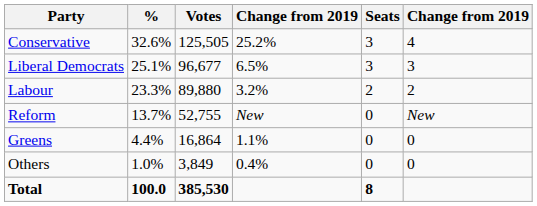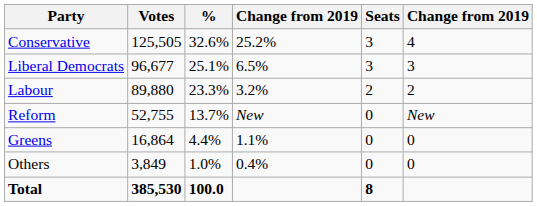columns swapped: (204, 16) <-> (151, 16)
